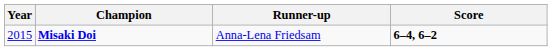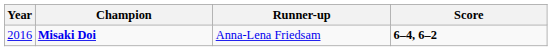(20, 35) 2015 -> (20, 35) 2016
